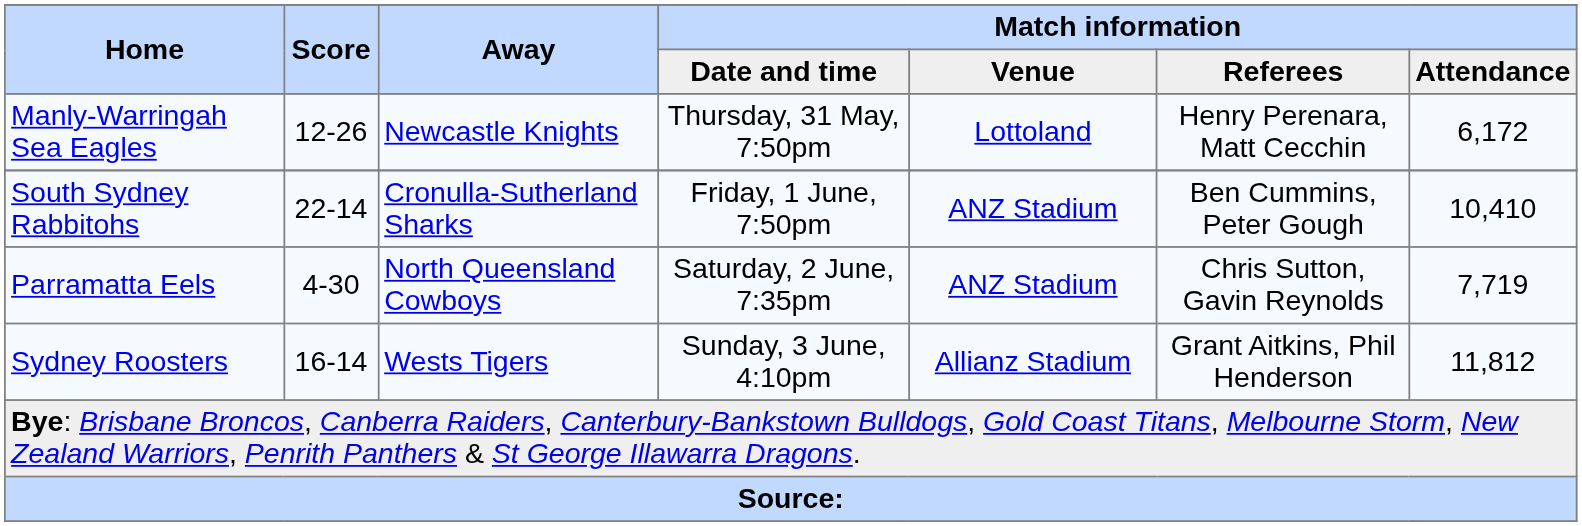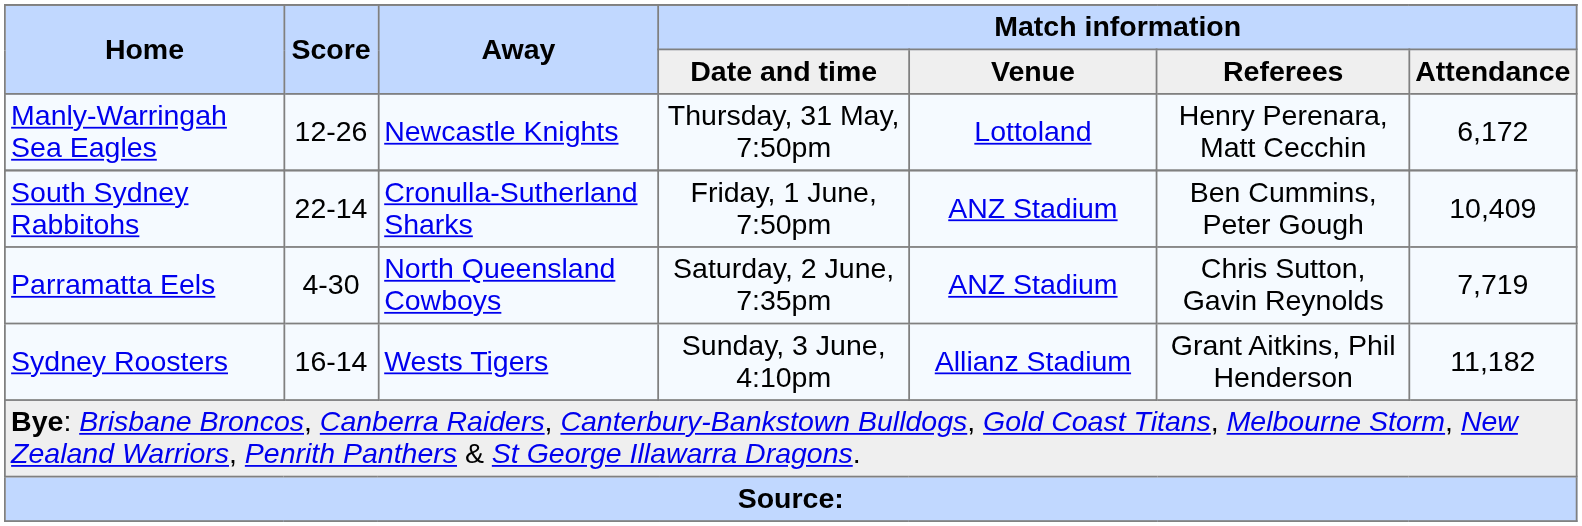(1493, 208) 10,410 -> (1493, 208) 10,409
(1493, 361) 11,812 -> (1493, 361) 11,182
